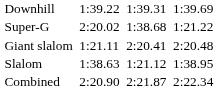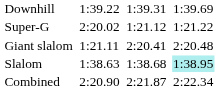(146, 27) 1:38.68 -> (146, 27) 1:21.12
(146, 63) 1:21.12 -> (146, 63) 1:38.68
(193, 63) no background -> (193, 63) paleturquoise background
